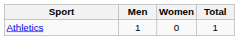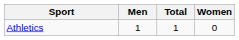columns swapped: (176, 12) <-> (215, 12)
